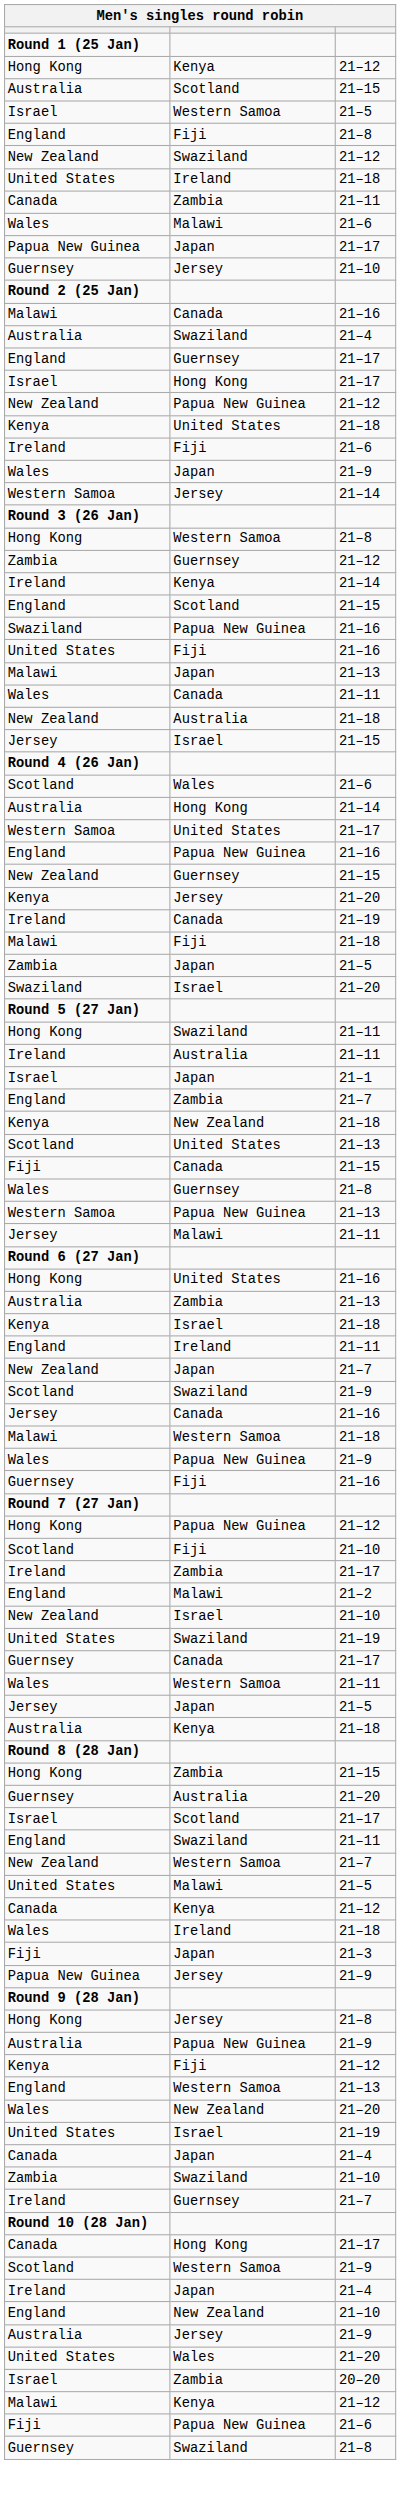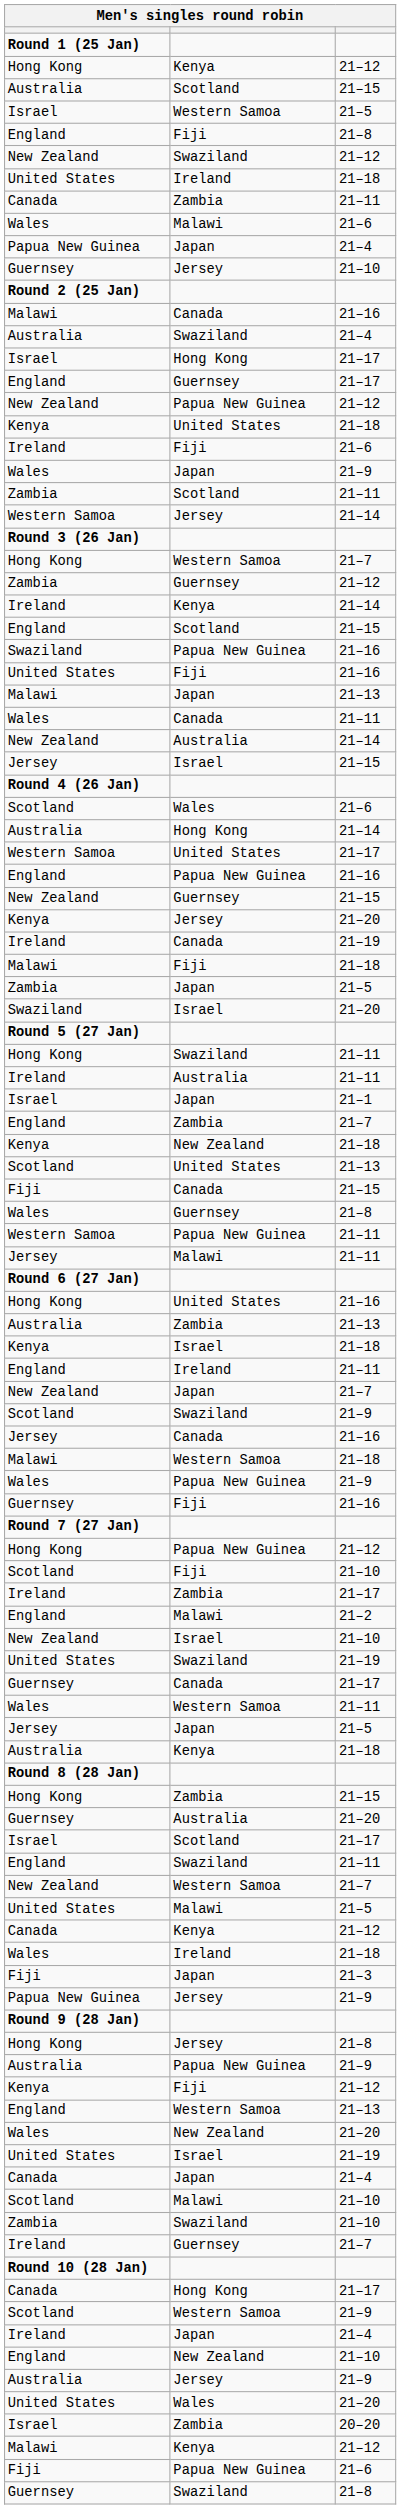(360, 247) 21–17 -> (355, 247) 21–4
rows swapped: (33, 382) <-> (37, 359)
+ row: (33, 494)
(355, 539) 21–8 -> (355, 561) 21–7
(360, 719) 21–18 -> (360, 741) 21–14
(360, 1213) 21–13 -> (360, 1235) 21–11
+ row: (41, 2201)
